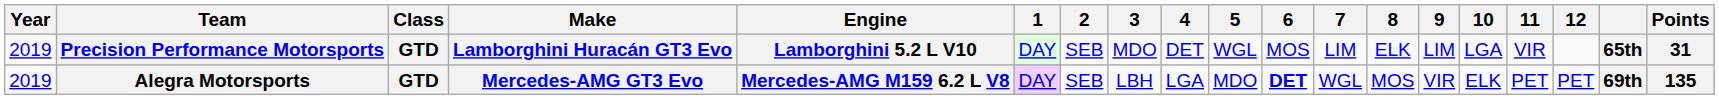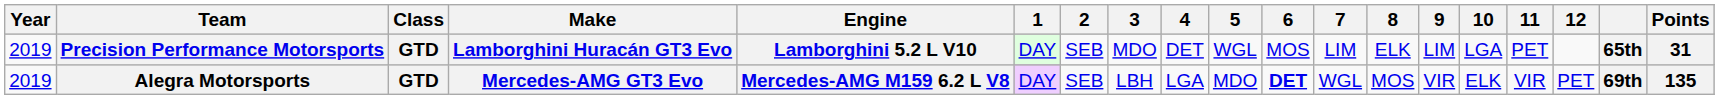(1530, 49) VIR -> (1530, 49) PET
(1530, 79) PET -> (1530, 79) VIR
